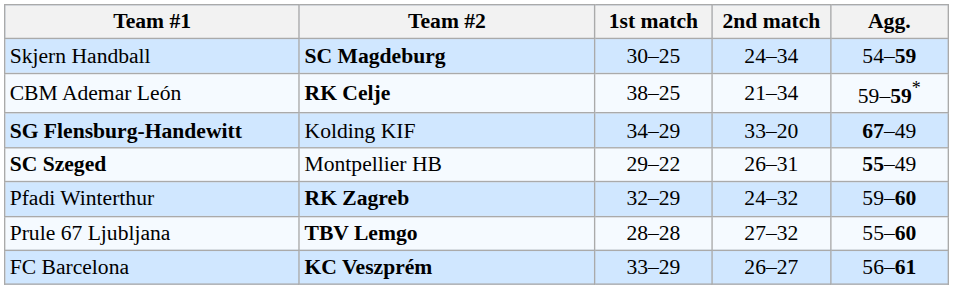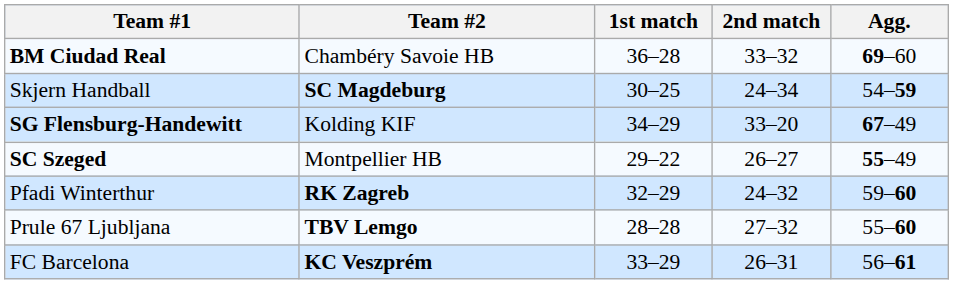+ row: (88, 55)
- row: (95, 93)
(771, 164) 26–31 -> (771, 158) 26–27
(771, 267) 26–27 -> (771, 261) 26–31
